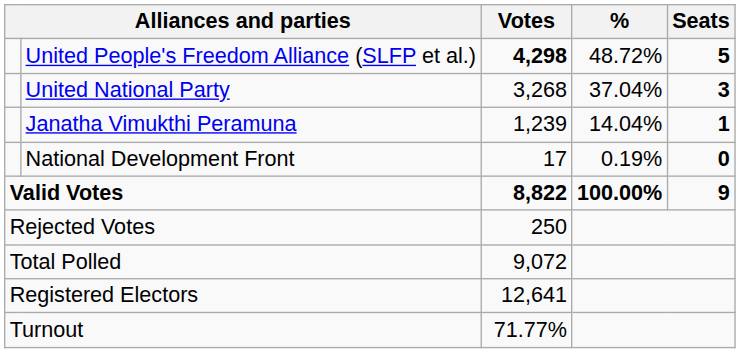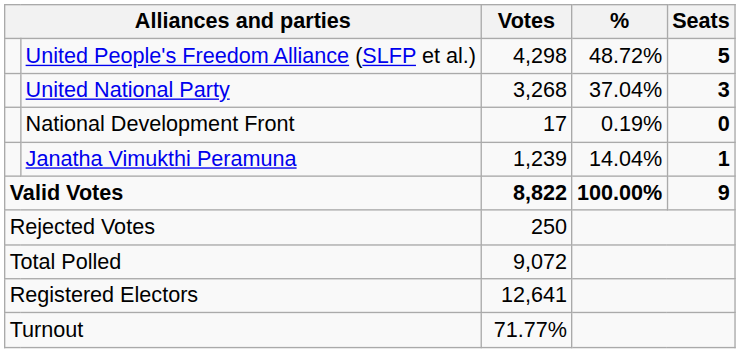(540, 55) bold -> (540, 55) normal
rows swapped: (161, 124) <-> (160, 158)
